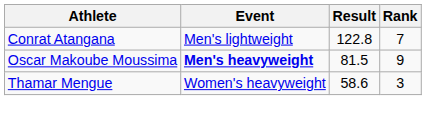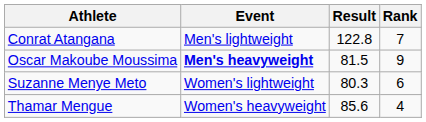+ row: (77, 84)
(354, 84) 58.6 -> (354, 106) 85.6
(400, 84) 3 -> (400, 106) 4
